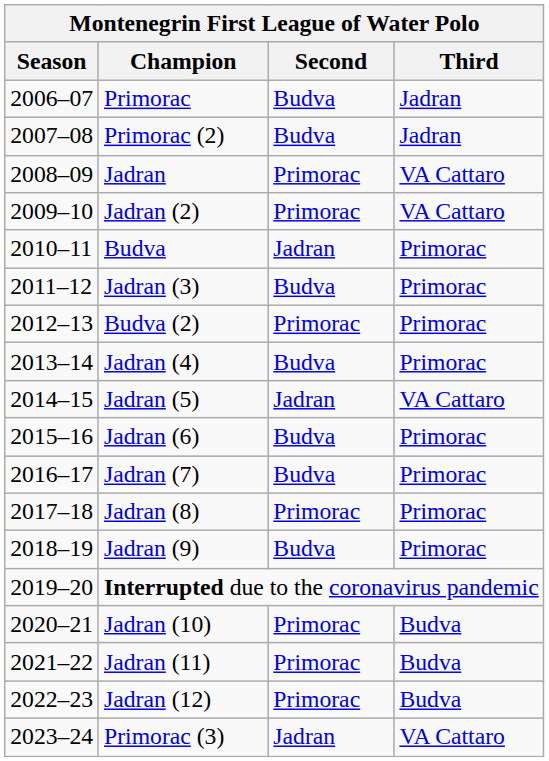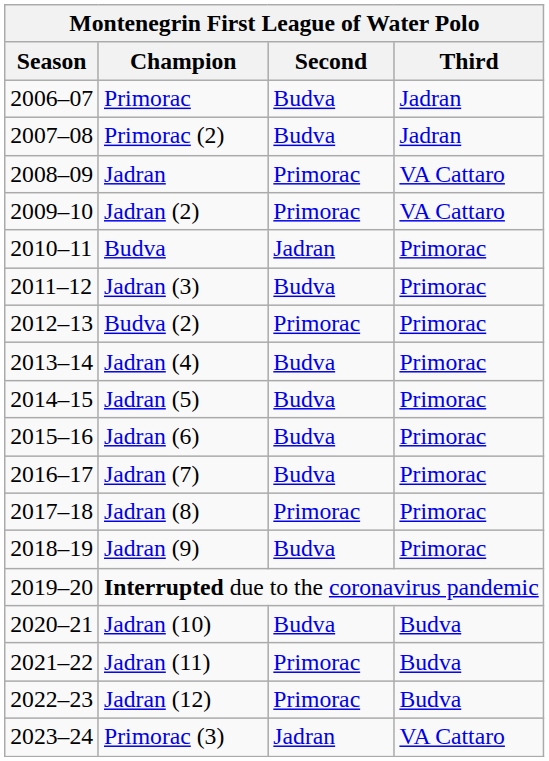(304, 398) Jadran -> (304, 398) Budva
(452, 398) VA Cattaro -> (443, 398) Primorac
(317, 624) Primorac -> (304, 624) Budva
